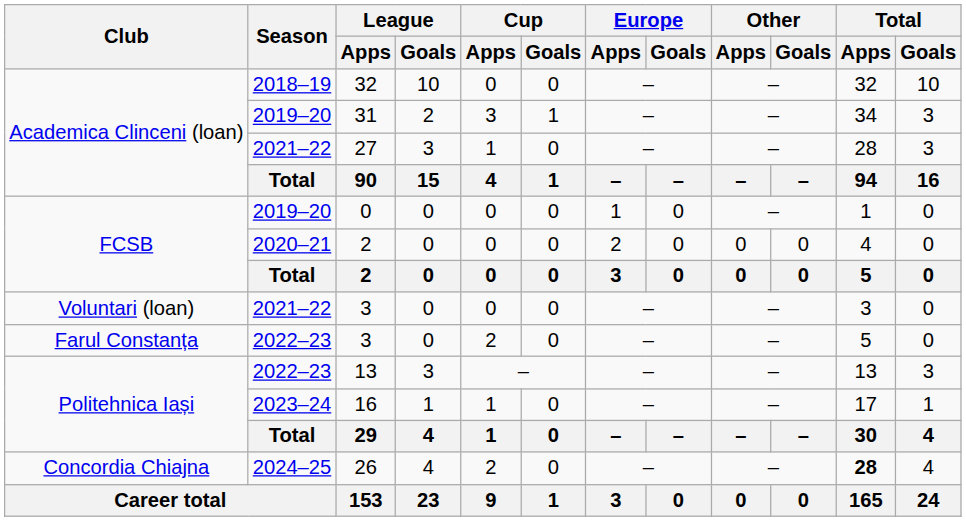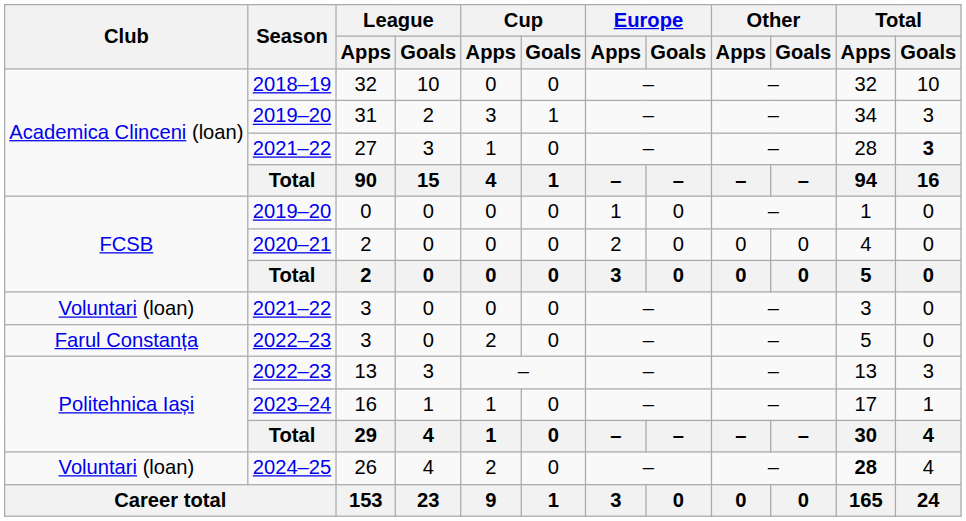(928, 148) normal -> (928, 148) bold
(126, 468) Concordia Chiajna -> (126, 468) Voluntari (loan)
